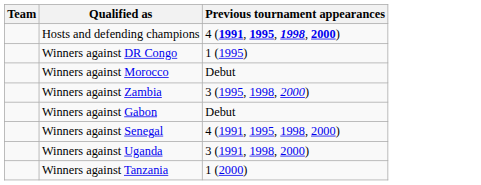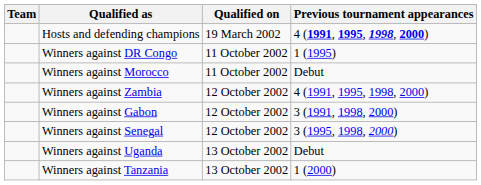+ column: (247, 14)
(257, 92) 3 (1995, 1998, 2000) -> (361, 92) 4 (1991, 1995, 1998, 2000)
(220, 111) Debut -> (346, 111) 3 (1991, 1998, 2000)
(273, 131) 4 (1991, 1995, 1998, 2000) -> (346, 131) 3 (1995, 1998, 2000)
(257, 151) 3 (1991, 1998, 2000) -> (309, 151) Debut
